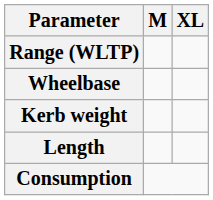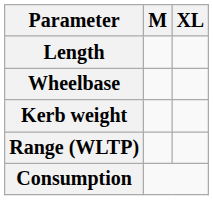rows swapped: (74, 147) <-> (74, 52)
